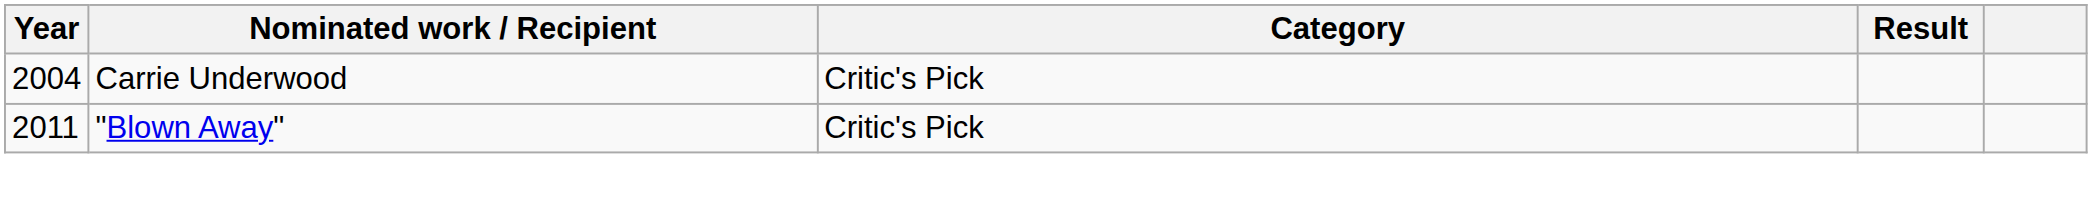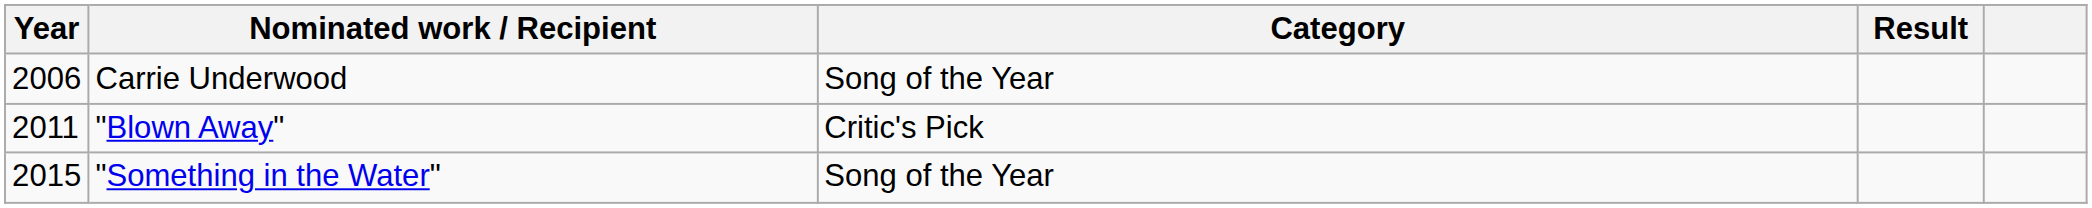(47, 78) 2004 -> (47, 78) 2006
(904, 78) Critic's Pick -> (939, 78) Song of the Year
+ row: (268, 176)
